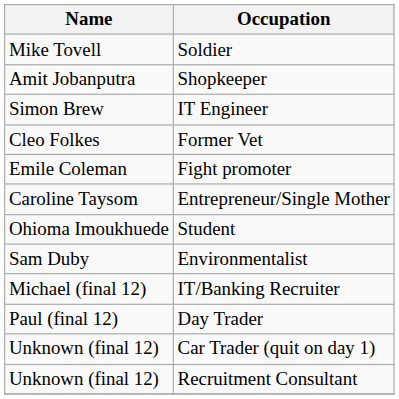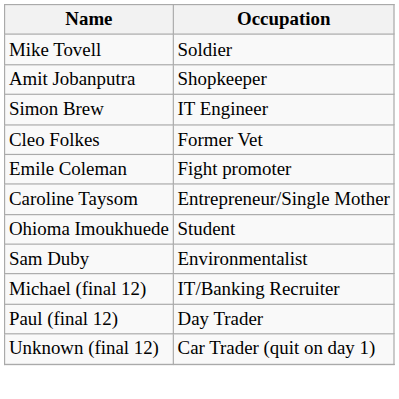- row: (267, 378)
